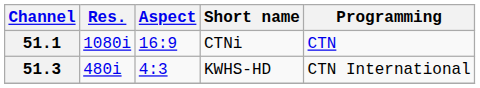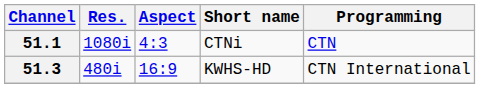(158, 44) 16:9 -> (153, 44) 4:3
(153, 70) 4:3 -> (158, 70) 16:9
